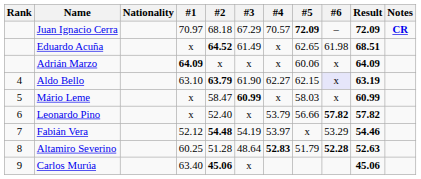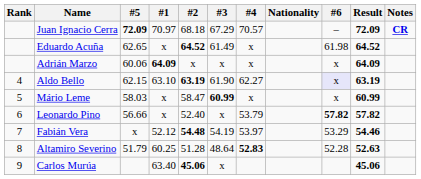columns swapped: (148, 13) <-> (307, 13)
(368, 47) 68.51 -> (368, 47) 64.52
(220, 81) 63.79 -> (193, 81) 63.19
(336, 149) bold -> (336, 149) normal
